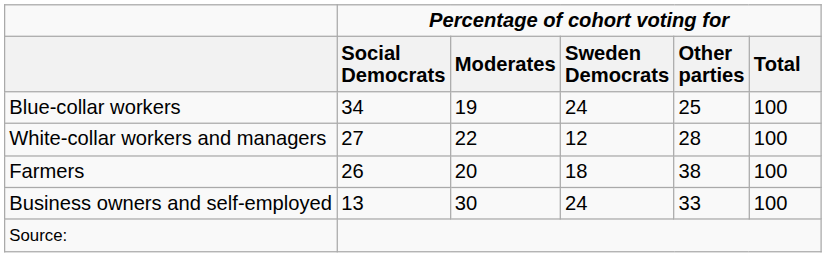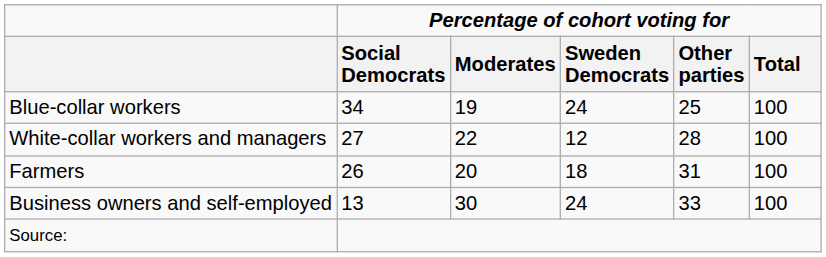(690, 171) 38 -> (690, 171) 31
